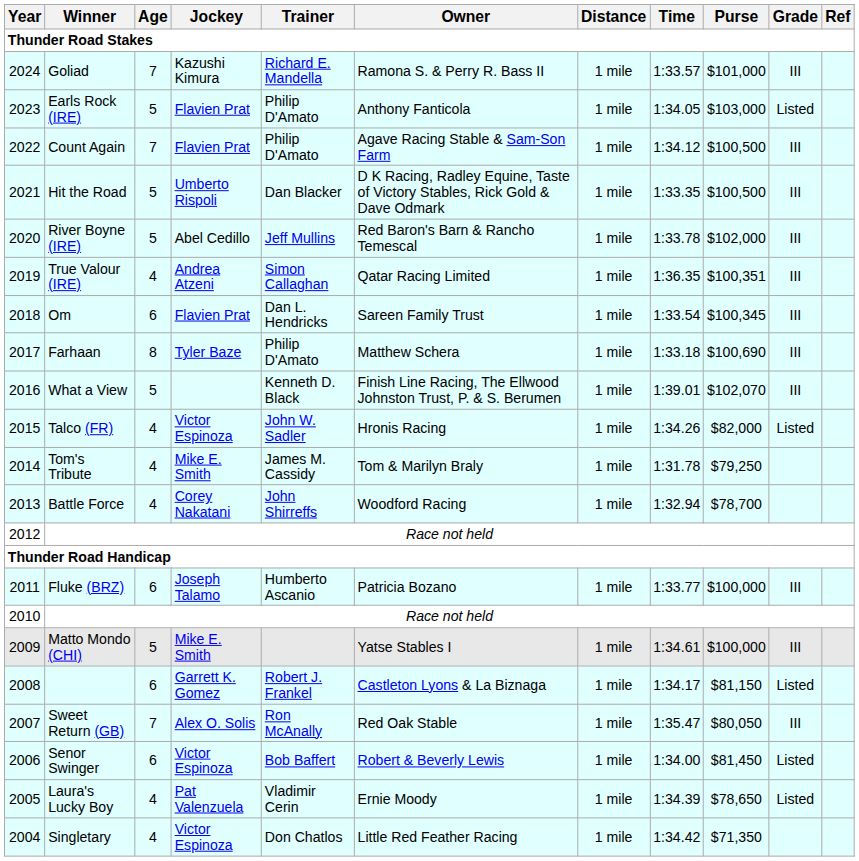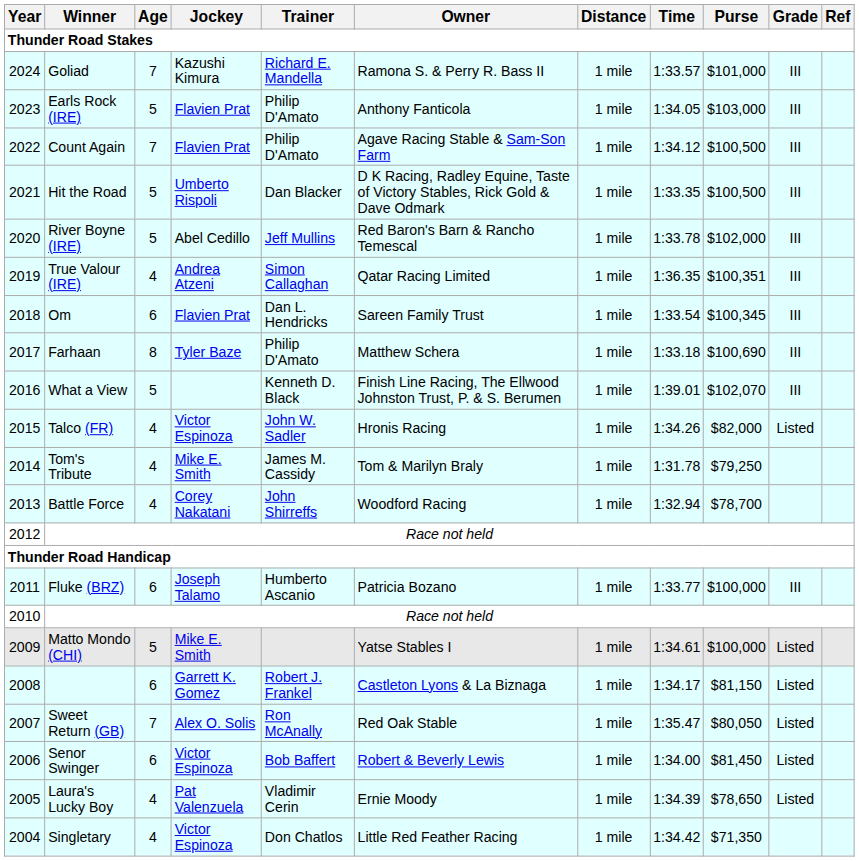(795, 109) Listed -> (795, 109) III
(795, 647) III -> (795, 647) Listed
(795, 723) III -> (795, 723) Listed
